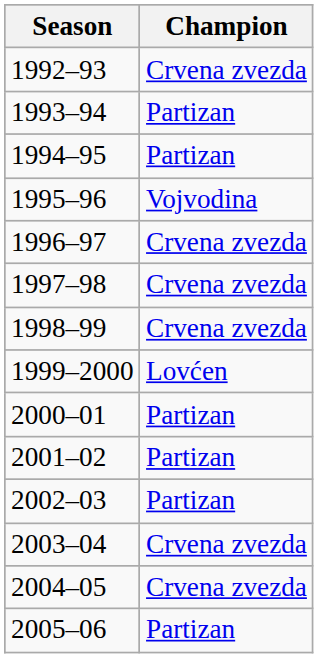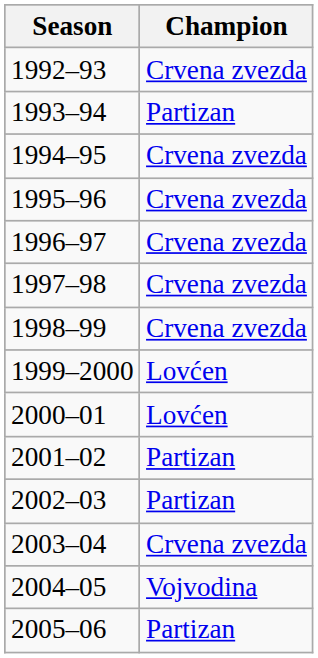(191, 155) Partizan -> (226, 155) Crvena zvezda
(202, 198) Vojvodina -> (226, 198) Crvena zvezda
(191, 414) Partizan -> (187, 414) Lovćen
(226, 586) Crvena zvezda -> (202, 586) Vojvodina
